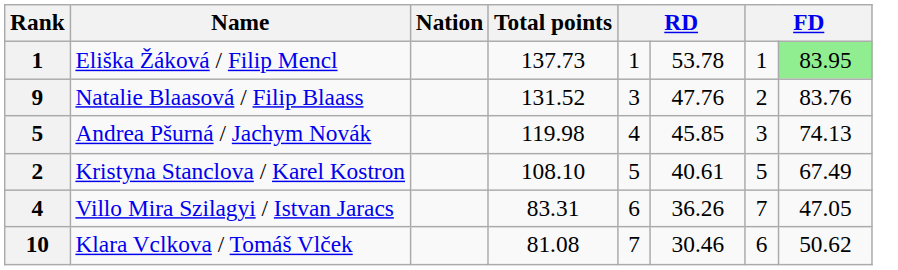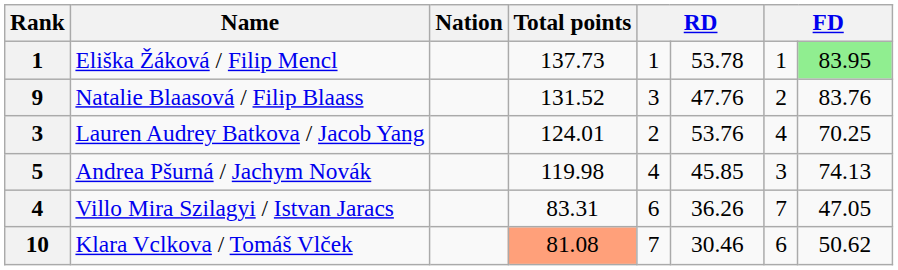+ row: (250, 134)
- row: (240, 171)
(553, 245) no background -> (572, 245) lightsalmon background
